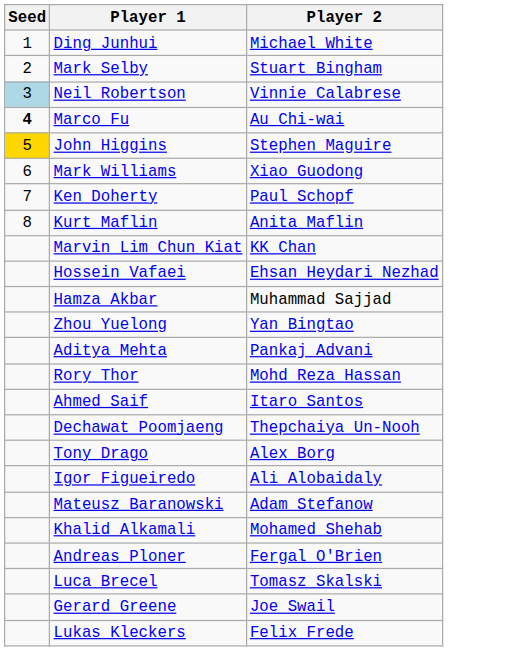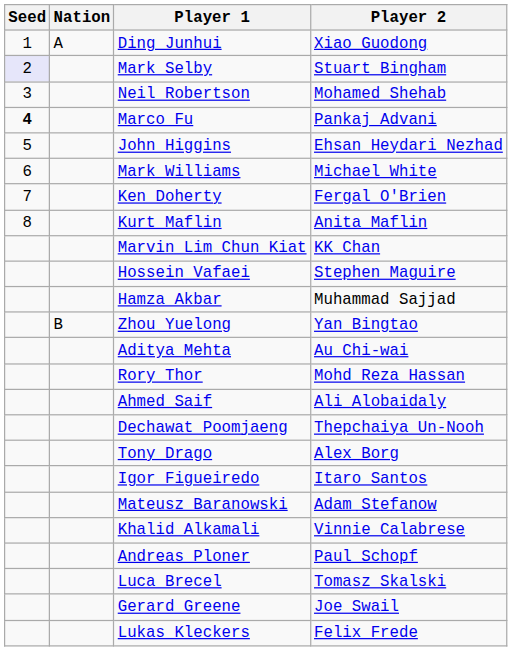+ column: (82, 17)
(311, 43) Michael White -> (371, 43) Xiao Guodong
(27, 69) no background -> (27, 69) lavender background
(27, 94) lightblue background -> (27, 94) no background
(325, 94) Vinnie Calabrese -> (380, 94) Mohamed Shehab
(297, 120) Au Chi-wai -> (375, 120) Pankaj Advani
(27, 146) gold background -> (27, 146) no background
(321, 146) Stephen Maguire -> (408, 146) Ehsan Heydari Nezhad
(307, 171) Xiao Guodong -> (375, 171) Michael White
(302, 197) Paul Schopf -> (380, 197) Fergal O'Brien
(344, 274) Ehsan Heydari Nezhad -> (385, 274) Stephen Maguire
(311, 351) Pankaj Advani -> (361, 351) Au Chi-wai
(307, 402) Itaro Santos -> (380, 402) Ali Alobaidaly
(316, 479) Ali Alobaidaly -> (371, 479) Itaro Santos
(316, 530) Mohamed Shehab -> (390, 530) Vinnie Calabrese
(316, 556) Fergal O'Brien -> (366, 556) Paul Schopf
